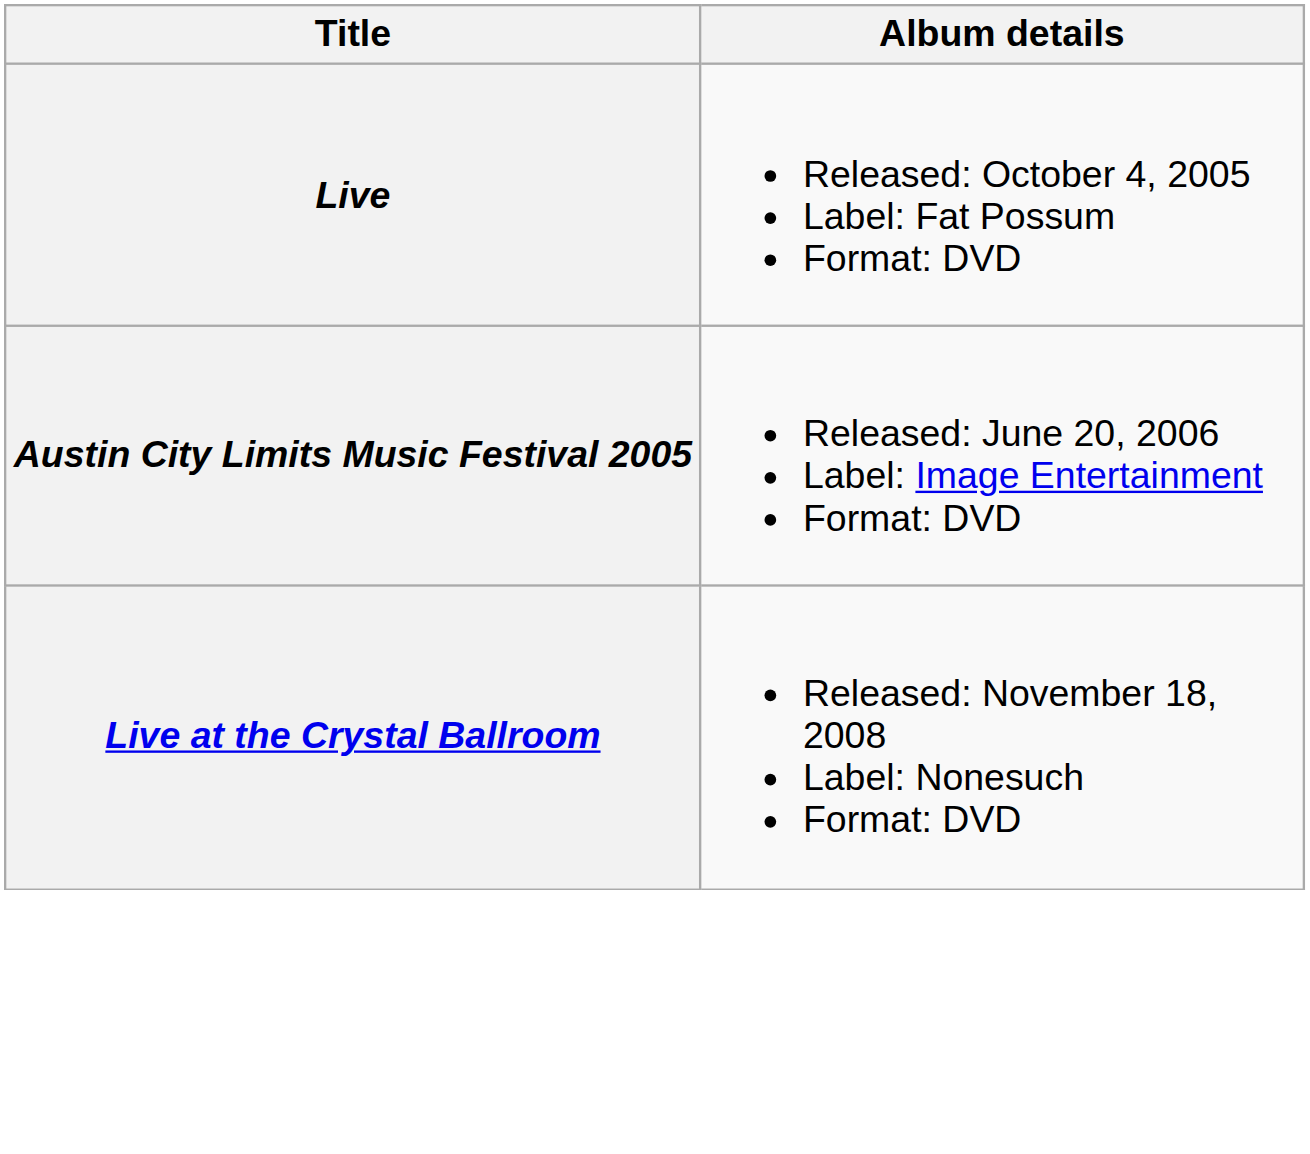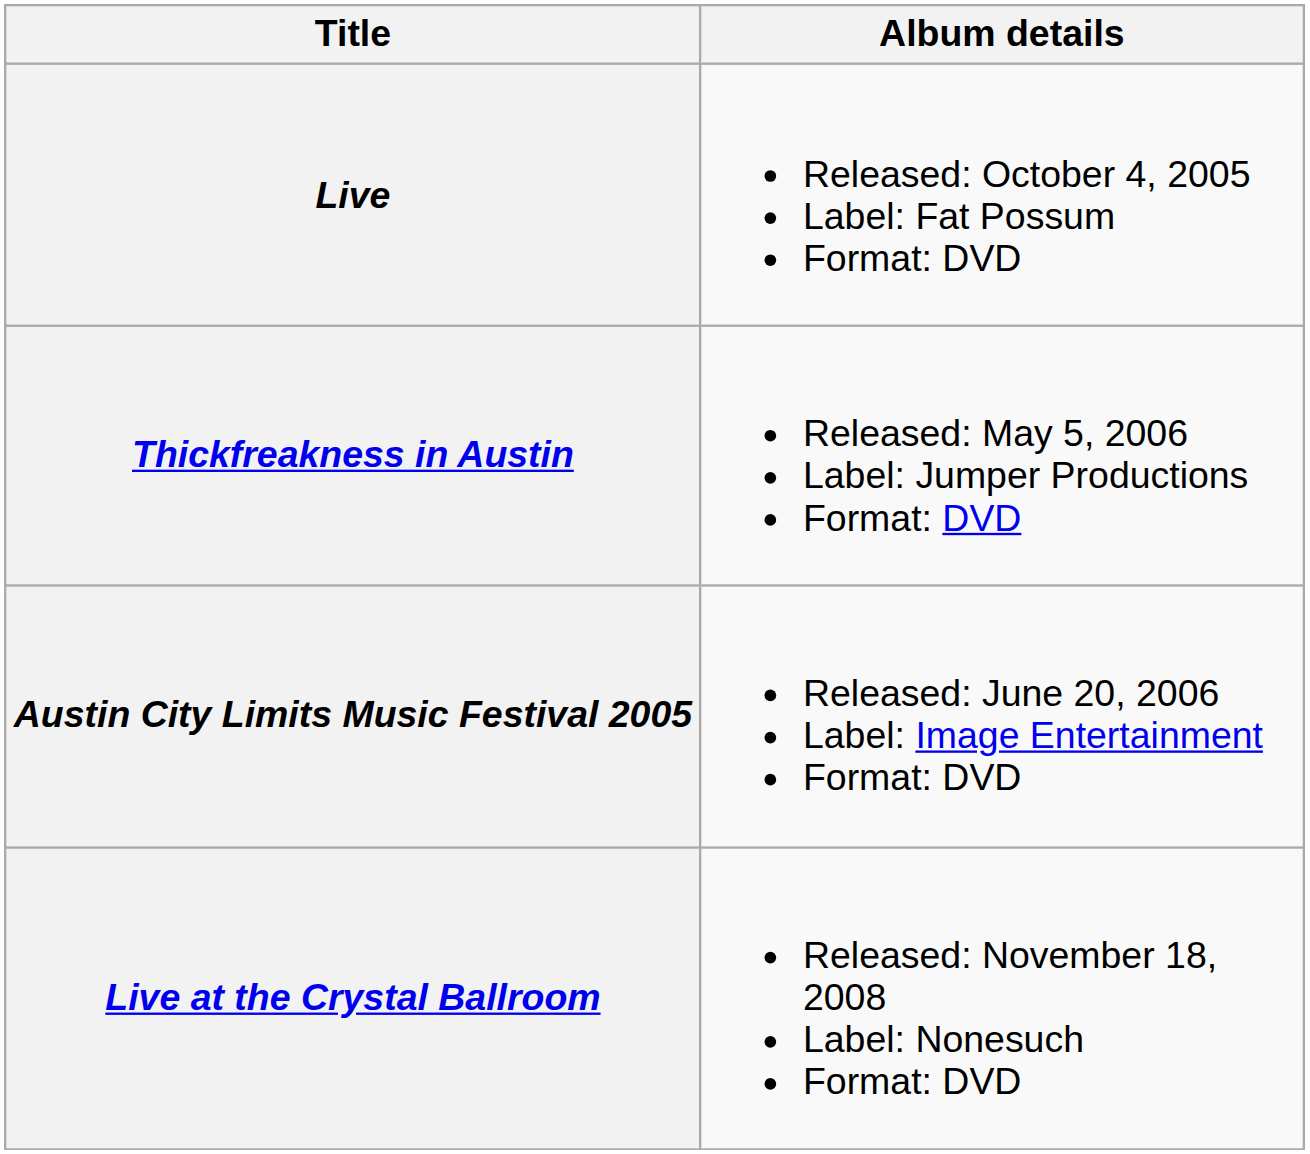+ row: (353, 454)
